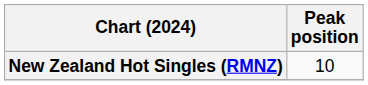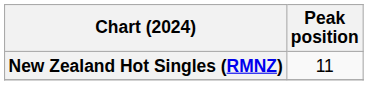(325, 65) 10 -> (325, 65) 11
